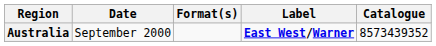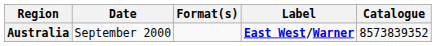(394, 32) 8573439352 -> (394, 32) 8573839352
